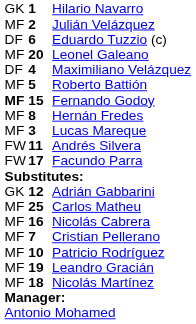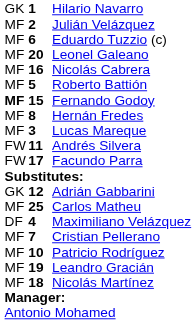(14, 39) DF -> (14, 39) MF
rows swapped: (101, 221) <-> (122, 69)
